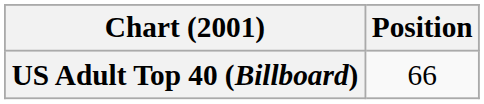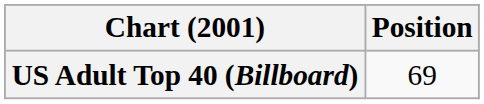(422, 74) 66 -> (422, 74) 69
